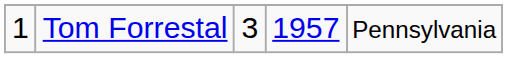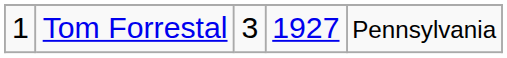(306, 28) 1957 -> (306, 28) 1927
